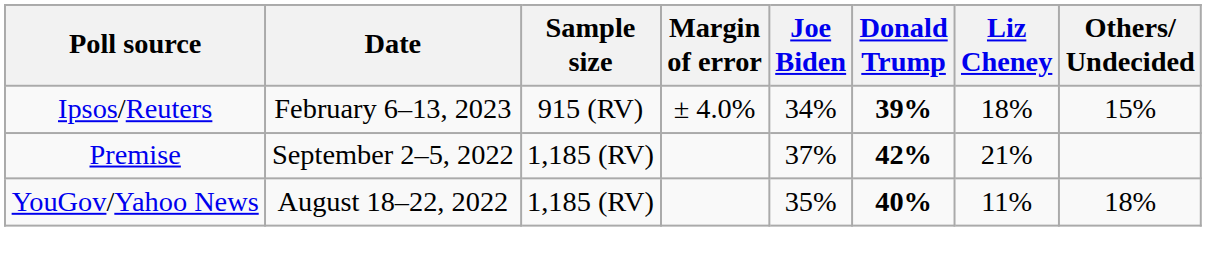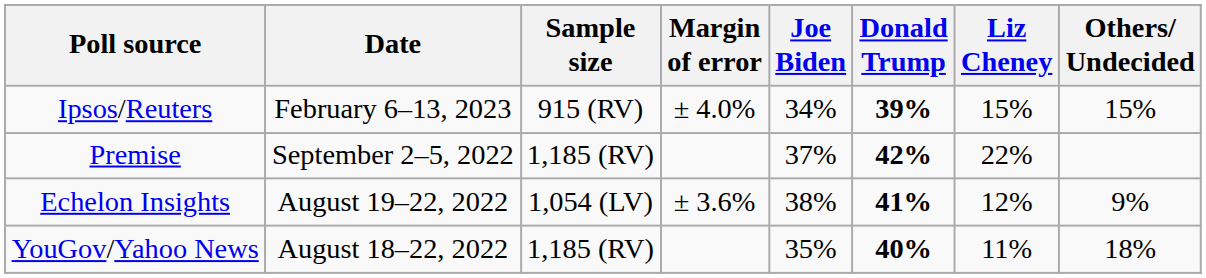(1007, 108) 18% -> (1007, 108) 15%
(1007, 155) 21% -> (1007, 155) 22%
+ row: (135, 202)
